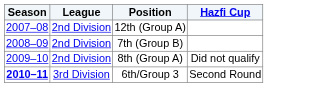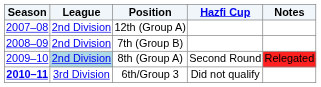+ column: (289, 12)
(81, 59) no background -> (81, 59) lightblue background
(225, 59) Did not qualify -> (225, 59) Second Round
(225, 74) Second Round -> (225, 74) Did not qualify
